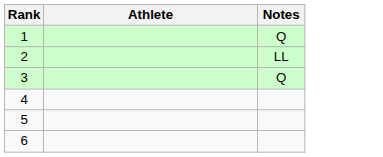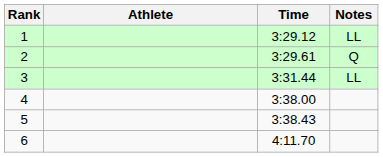+ column: (294, 15)
(281, 36) Q -> (354, 36) LL
(281, 57) LL -> (354, 57) Q
(281, 78) Q -> (354, 78) LL
